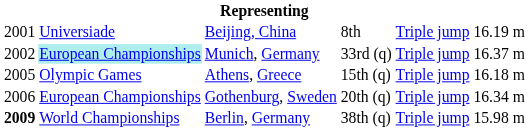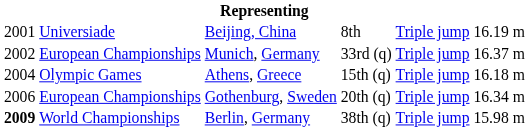(120, 53) paleturquoise background -> (120, 53) no background
(20, 75) 2005 -> (20, 75) 2004
